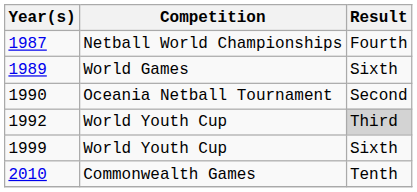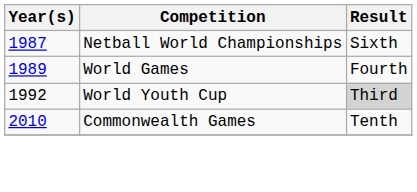(379, 44) Fourth -> (374, 44) Sixth
(374, 70) Sixth -> (379, 70) Fourth
- row: (28, 96)
- row: (28, 148)
